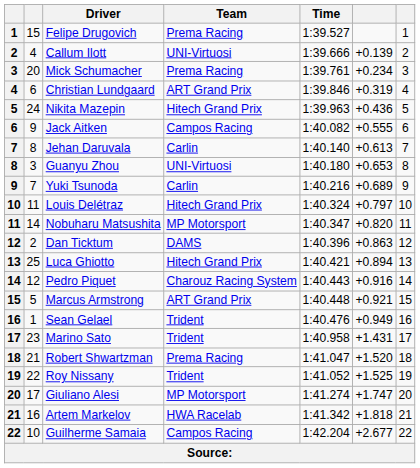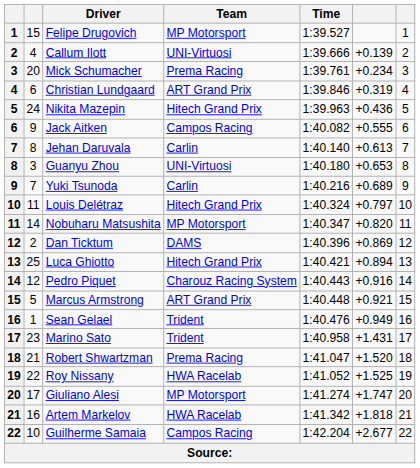(205, 33) Prema Racing -> (206, 33) MP Motorsport
(374, 243) +0.863 -> (374, 243) +0.869
(185, 376) Trident -> (204, 376) HWA Racelab
